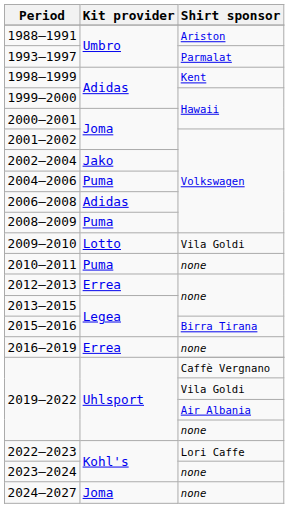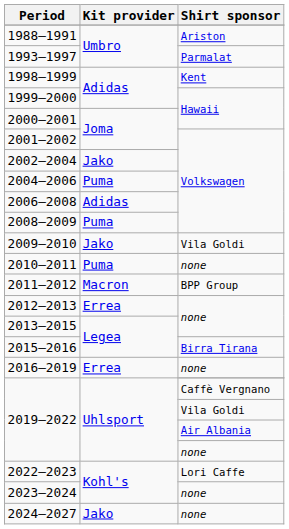(102, 243) Lotto -> (98, 243) Jako
+ row: (42, 285)
(98, 492) Joma -> (98, 513) Jako
